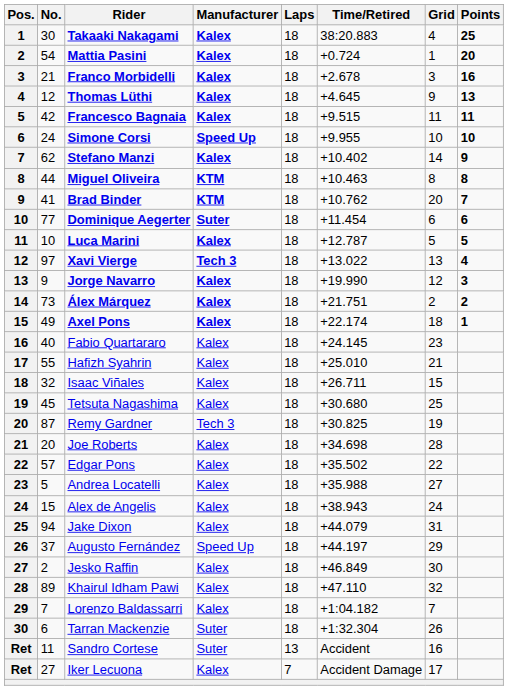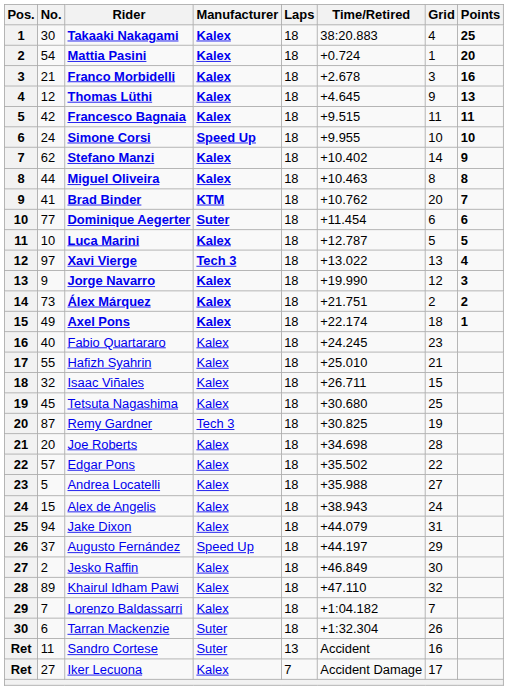(210, 178) KTM -> (214, 178) Kalex
(344, 342) +24.145 -> (344, 342) +24.245
